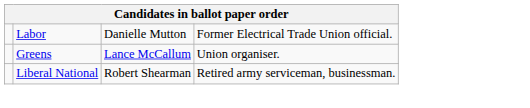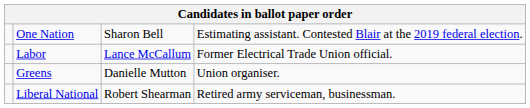+ row: (45, 34)
(145, 34) Danielle Mutton -> (148, 53) Lance McCallum
(148, 53) Lance McCallum -> (145, 73) Danielle Mutton
